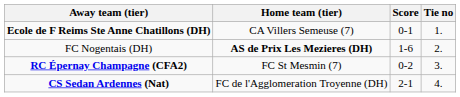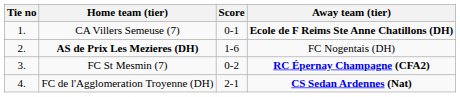columns swapped: (438, 13) <-> (109, 13)
